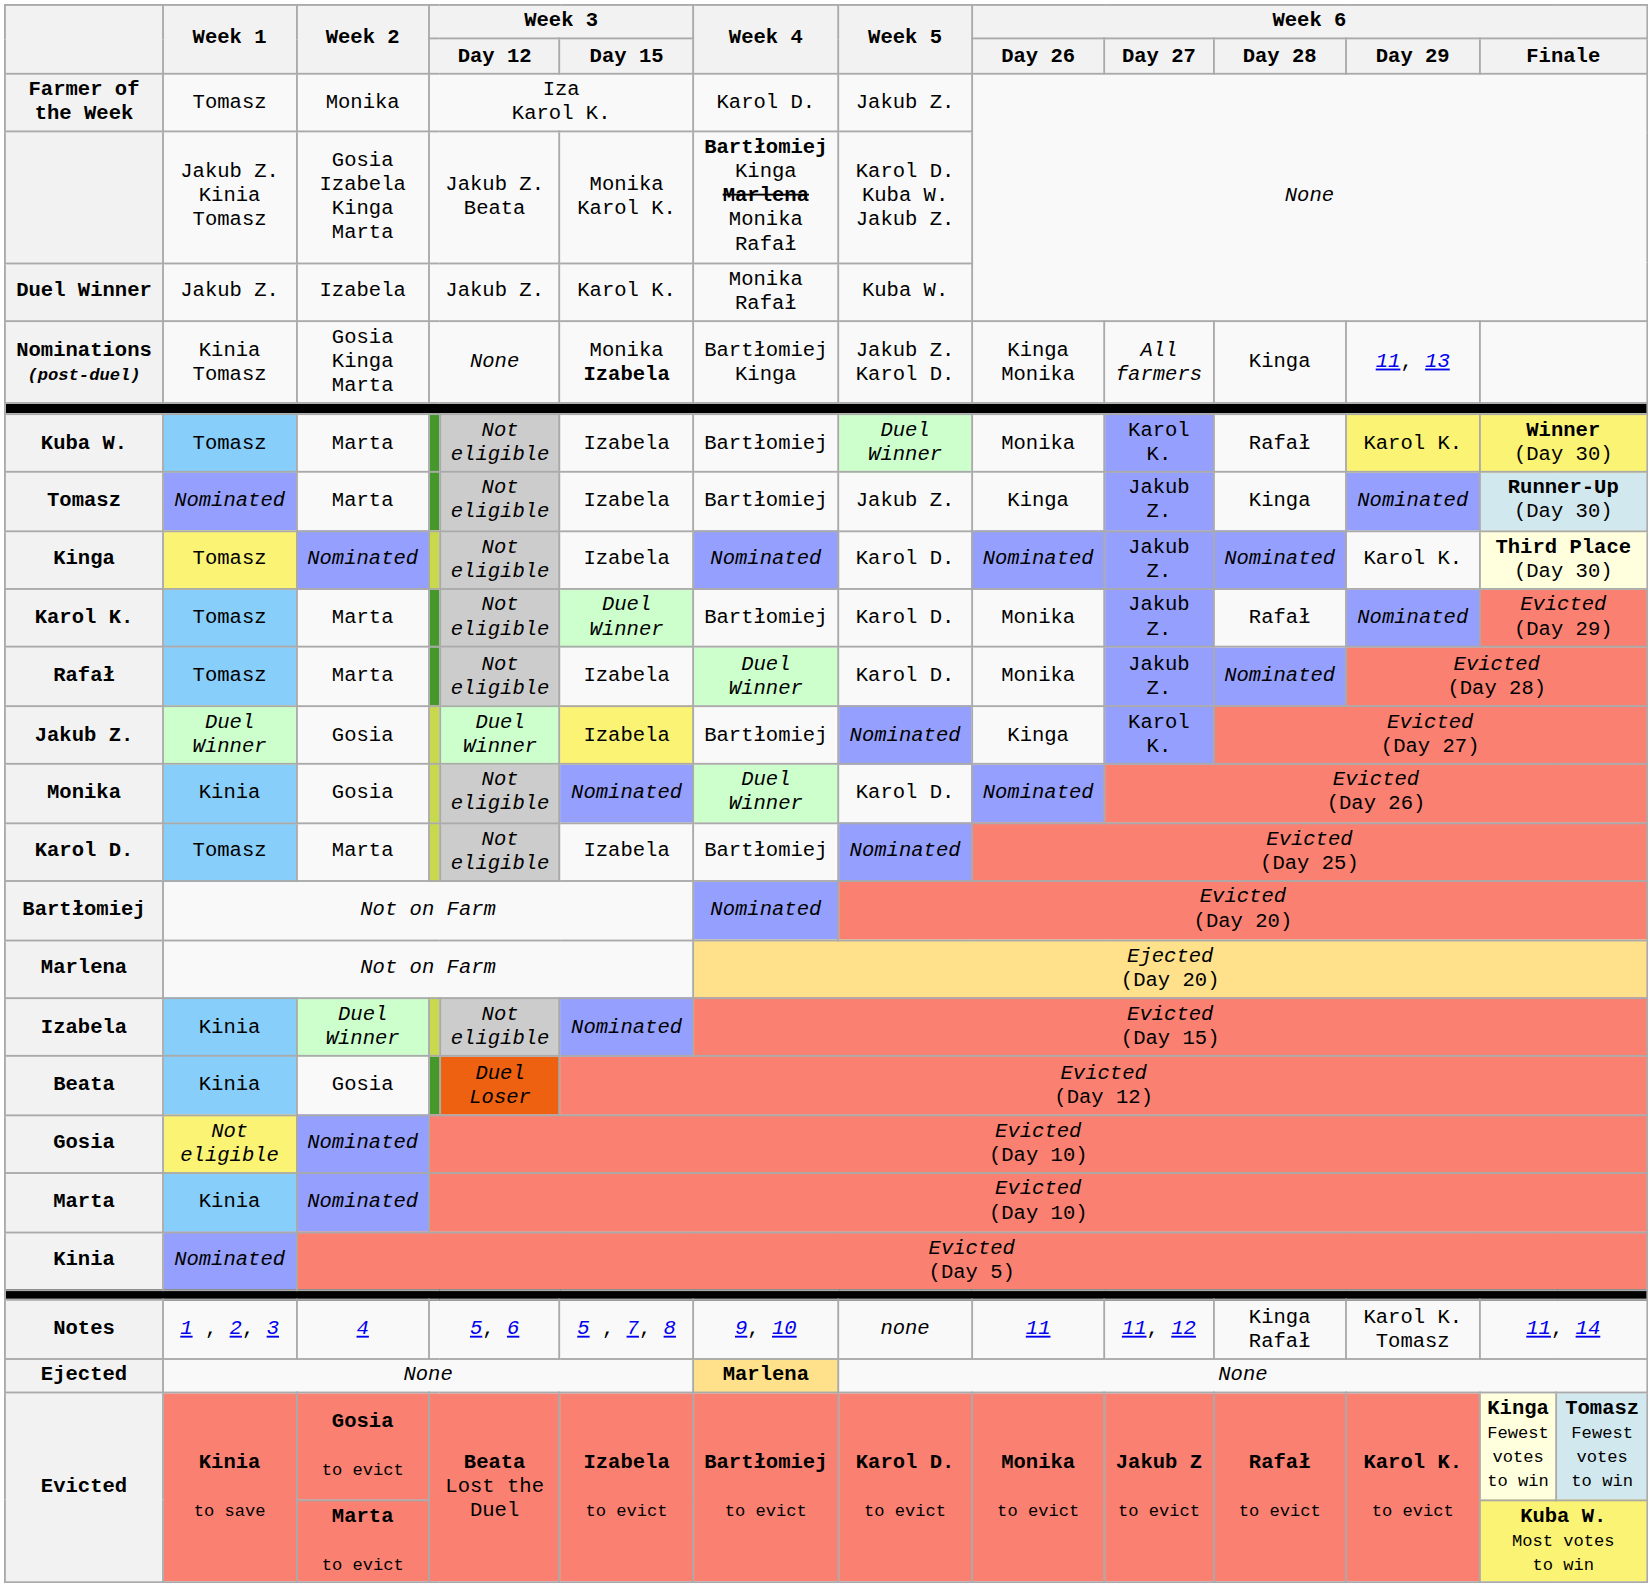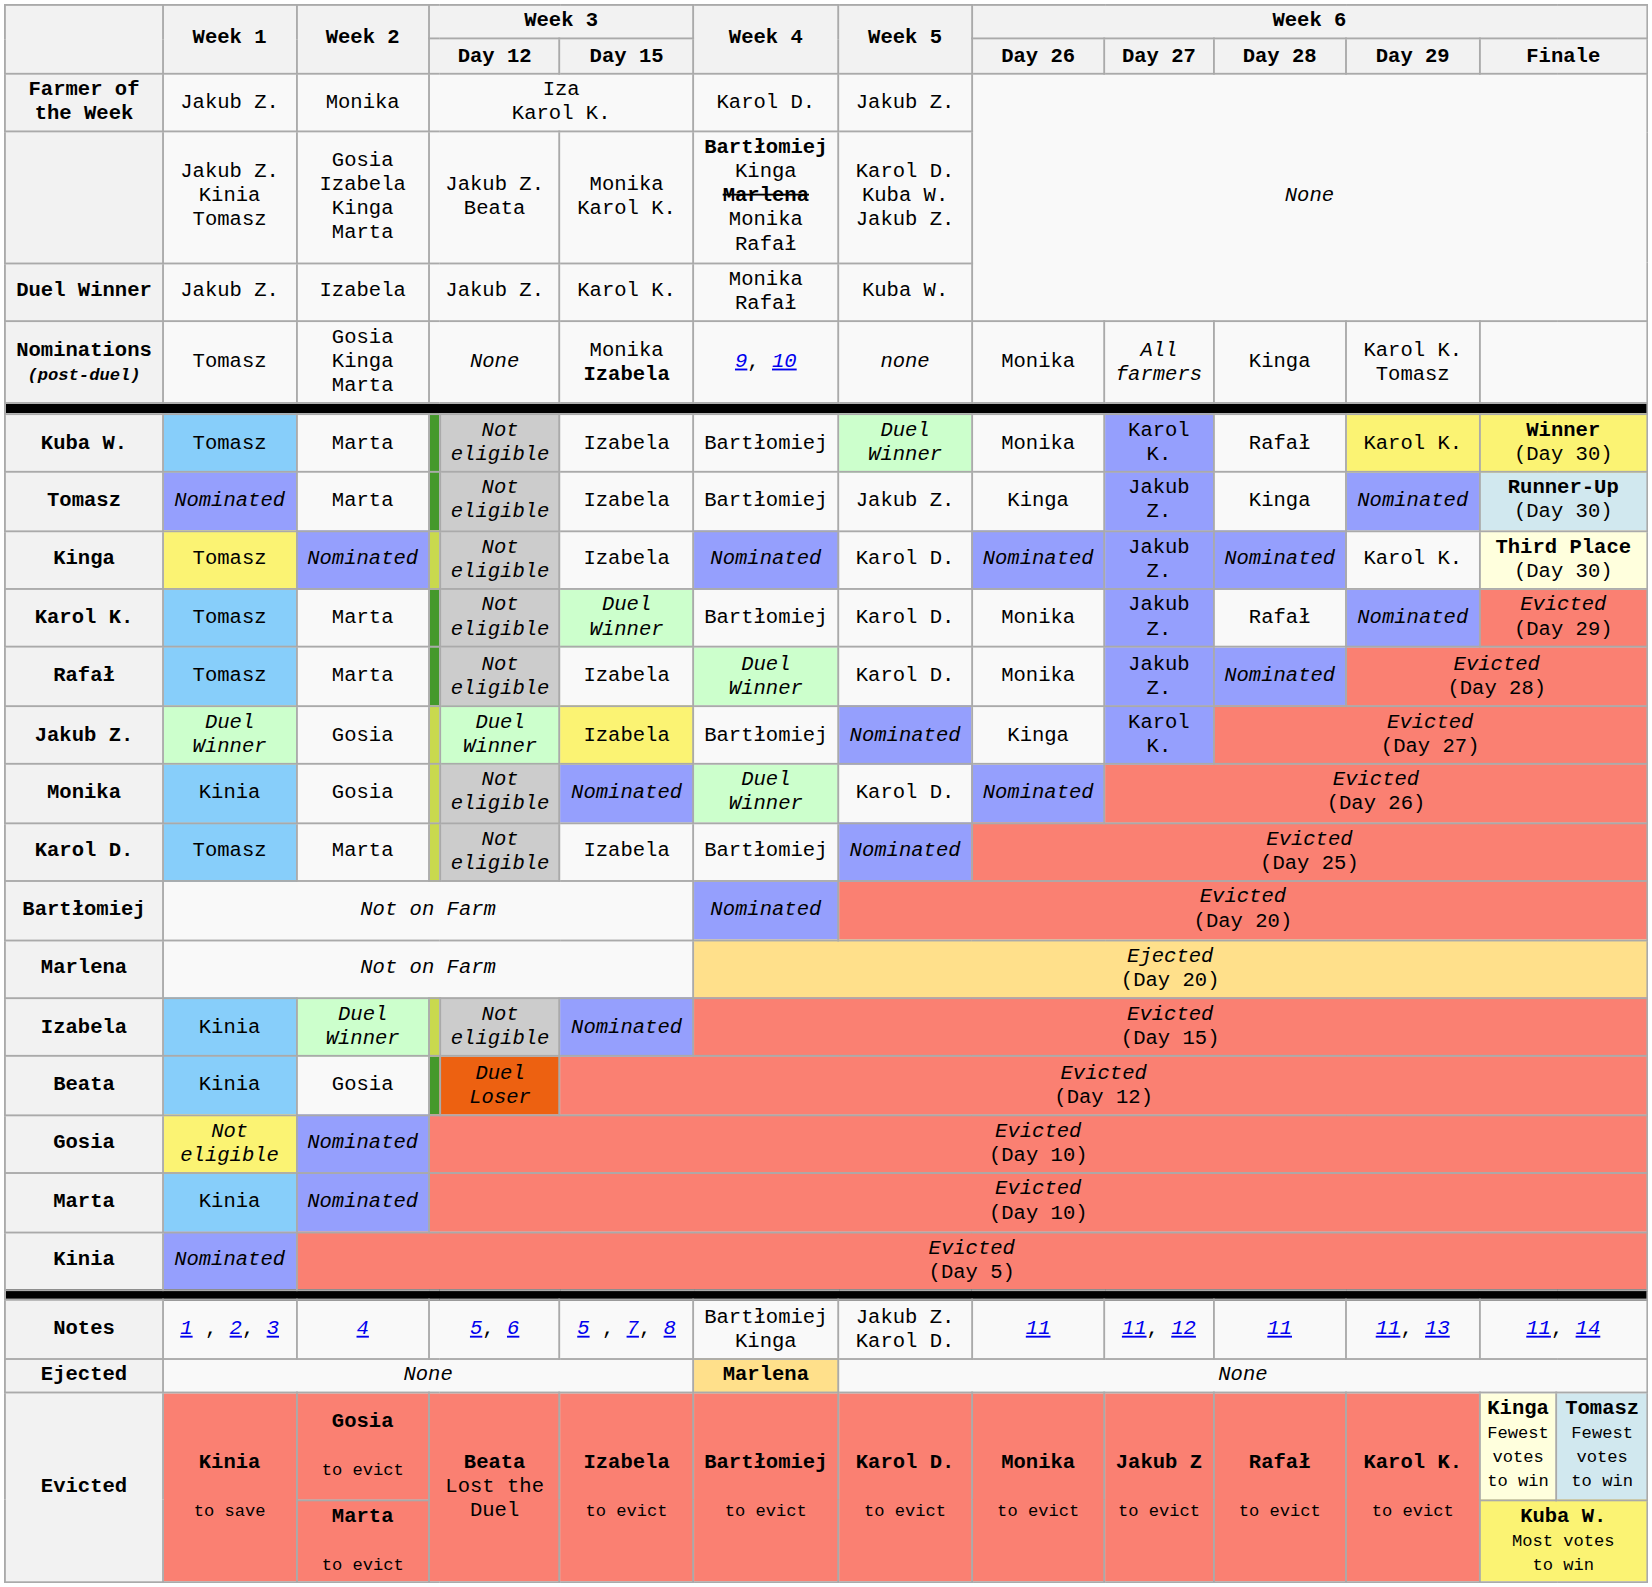(230, 102) Tomasz -> (230, 102) Jakub Z.
(230, 362) Kinia Tomasz -> (230, 362) Tomasz
(766, 362) Bartłomiej Kinga -> (766, 362) 9, 10
(905, 362) Jakub Z. Karol D. -> (905, 362) none
(1038, 362) Kinga Monika -> (1038, 362) Monika
(1413, 362) 11, 13 -> (1413, 362) Karol K. Tomasz
(766, 1328) 9, 10 -> (766, 1328) Bartłomiej Kinga
(905, 1328) none -> (905, 1328) Jakub Z. Karol D.
(1280, 1328) Kinga Rafał -> (1280, 1328) 11
(1413, 1328) Karol K. Tomasz -> (1413, 1328) 11, 13
